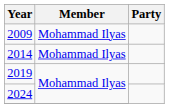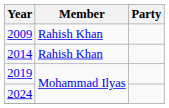(82, 34) Mohammad Ilyas -> (70, 34) Rahish Khan
(82, 53) Mohammad Ilyas -> (70, 53) Rahish Khan
